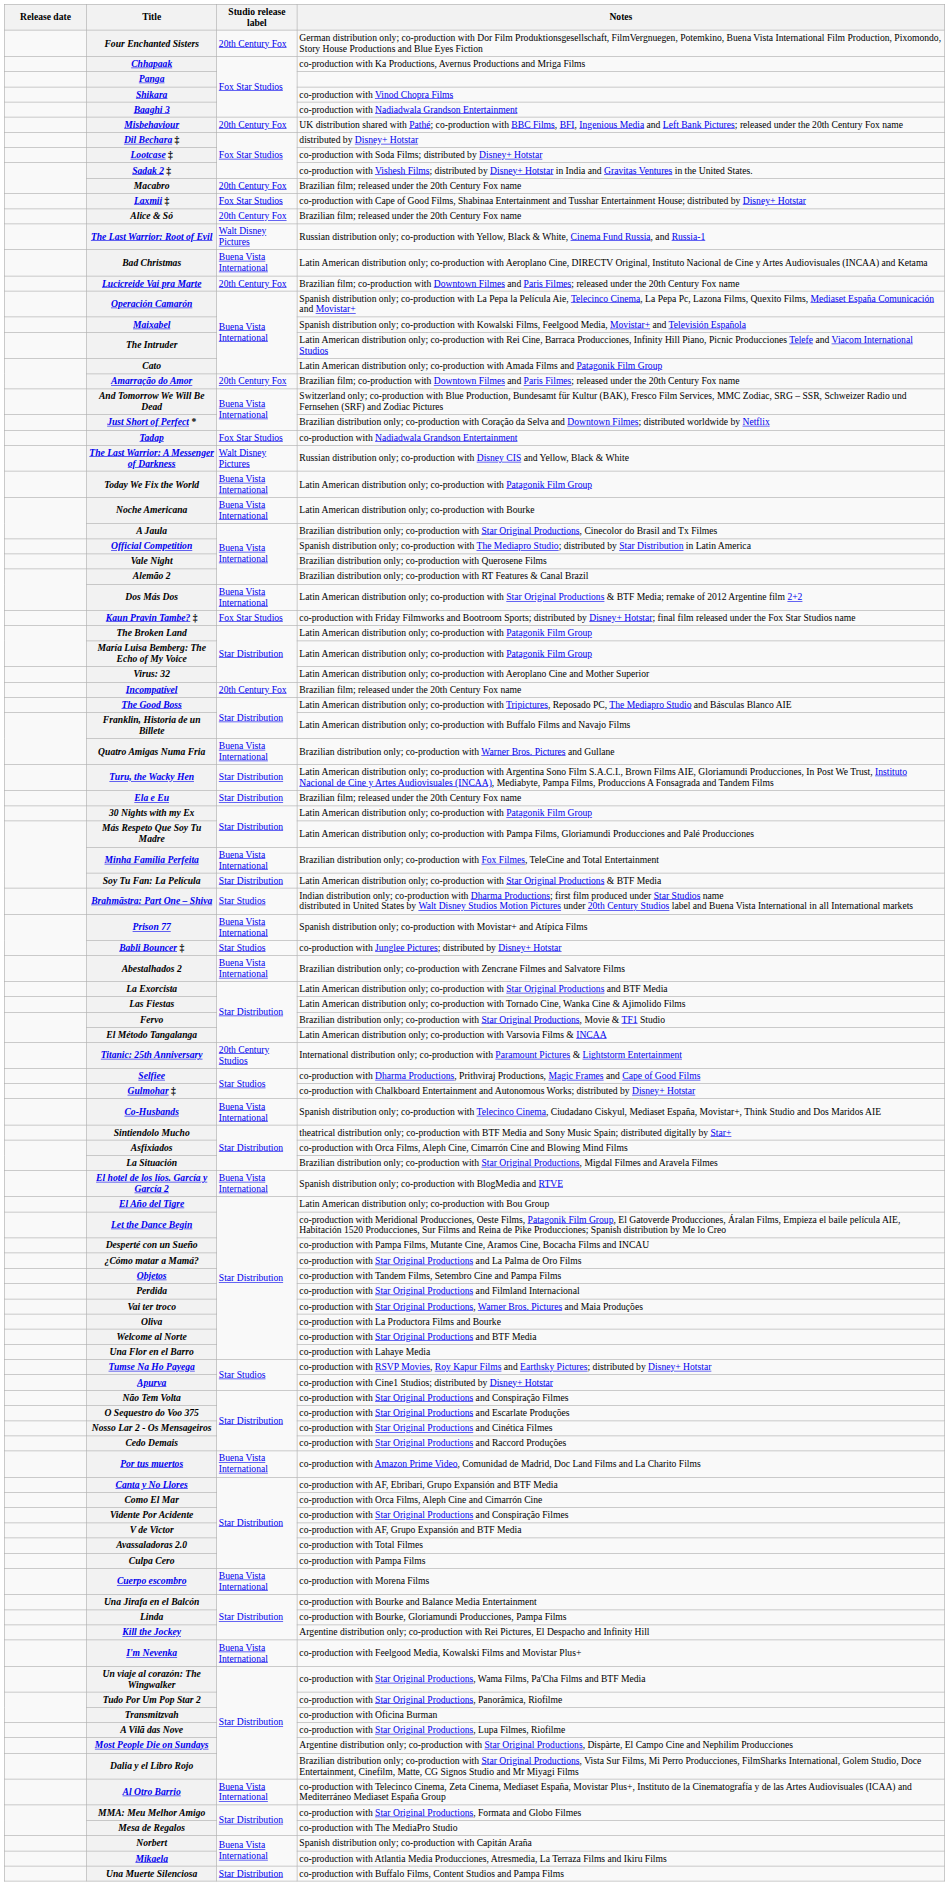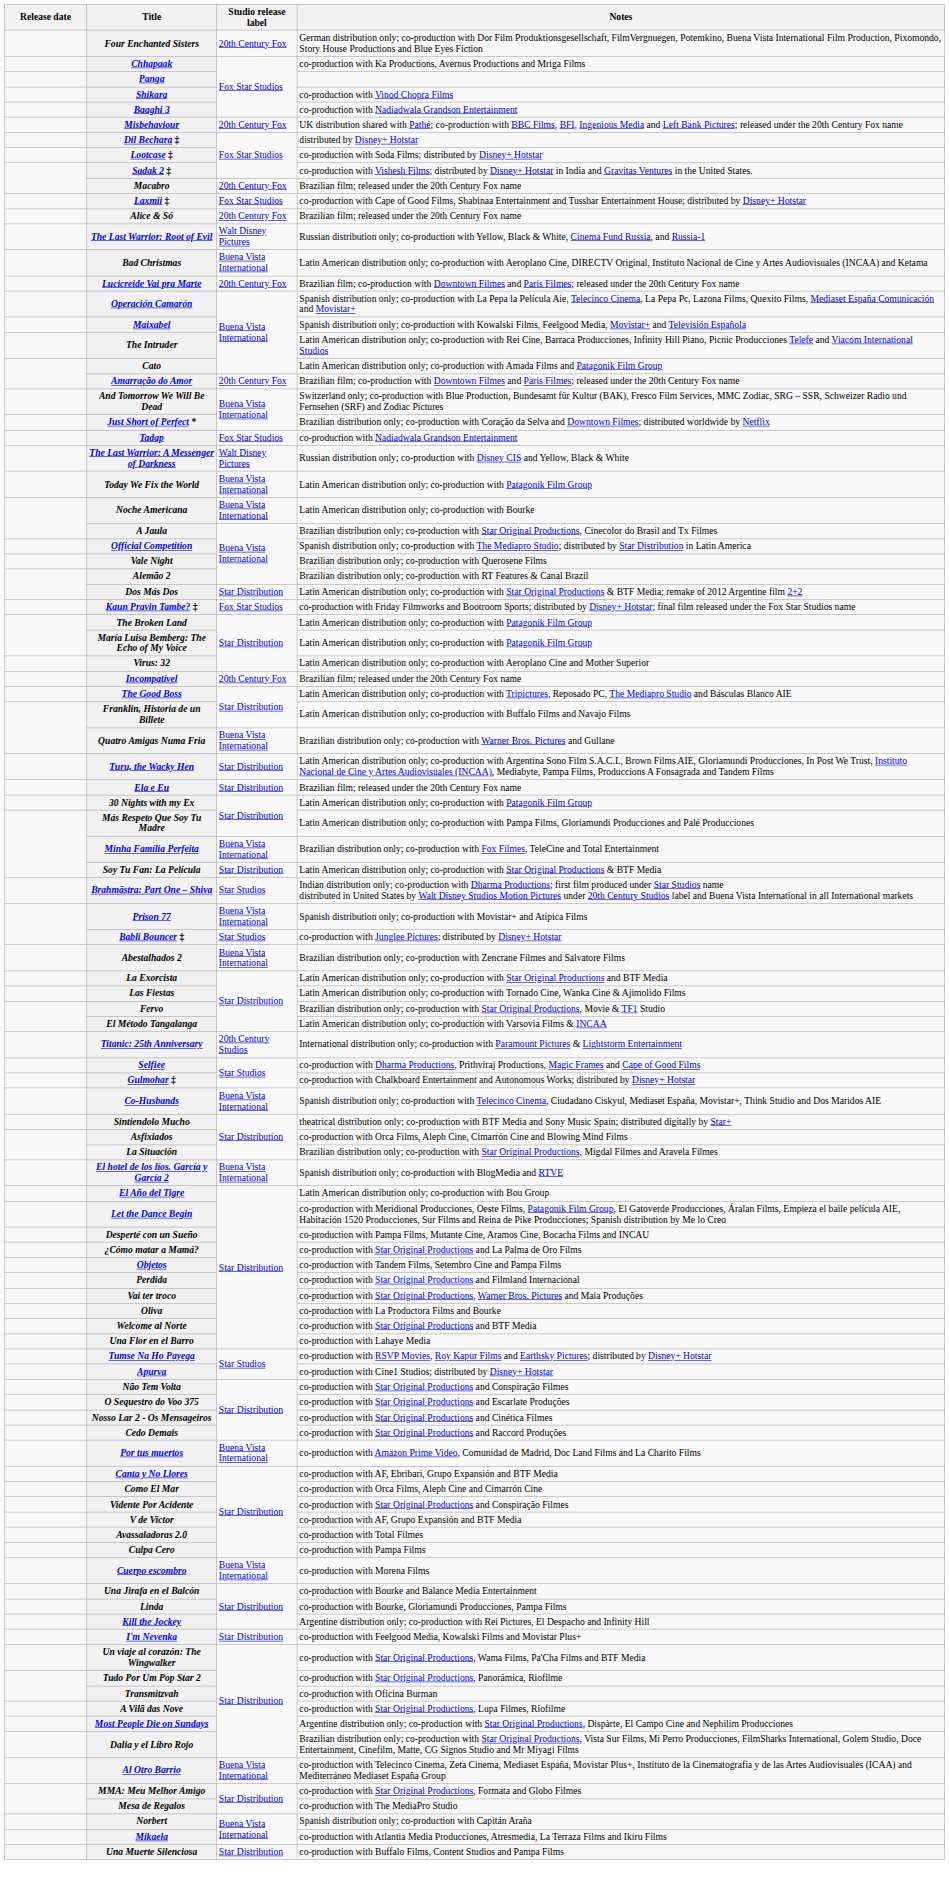(243, 597) Buena Vista International -> (251, 592) Star Distribution
(243, 1653) Buena Vista International -> (251, 1637) Star Distribution
